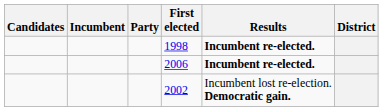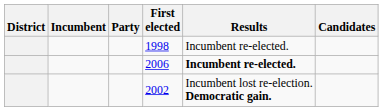columns swapped: (356, 27) <-> (36, 27)
(260, 45) bold -> (237, 45) normal
